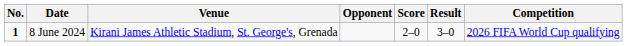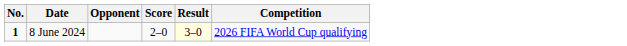- column: (214, 13)
(446, 31) no background -> (193, 31) lightyellow background
